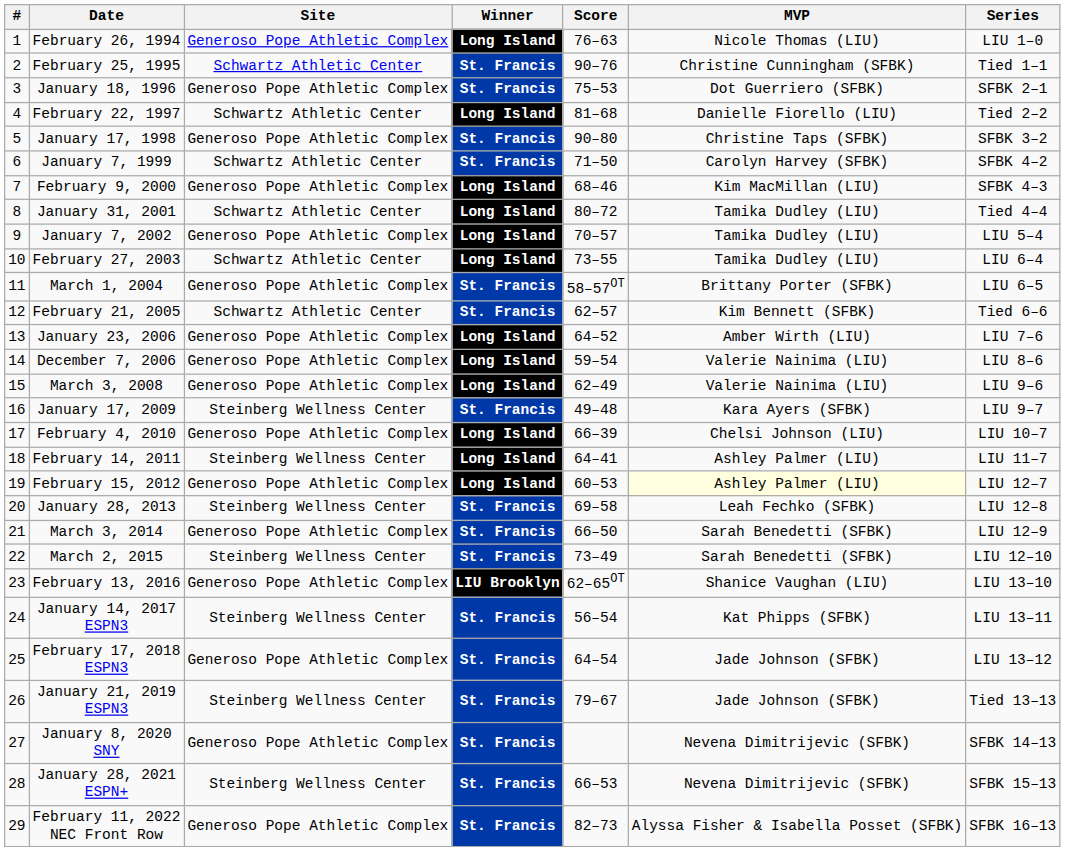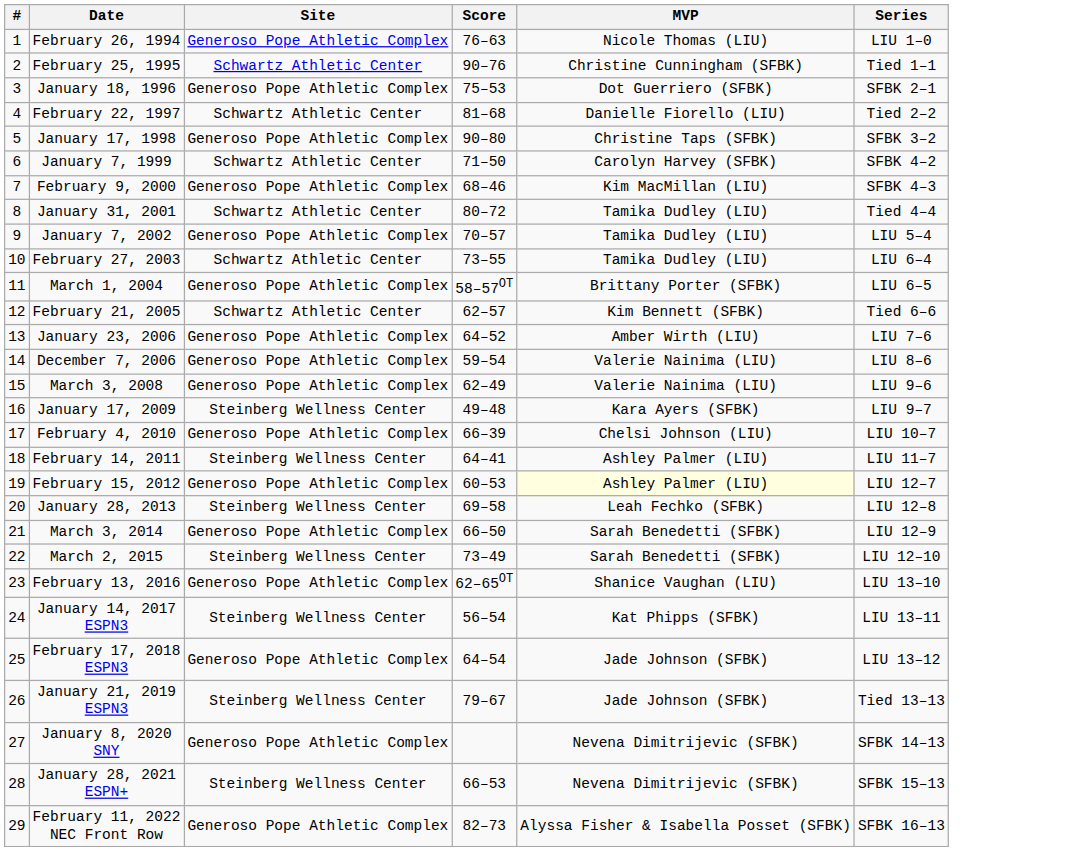- column: (508, 16)
